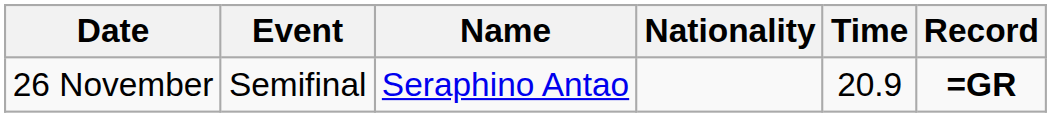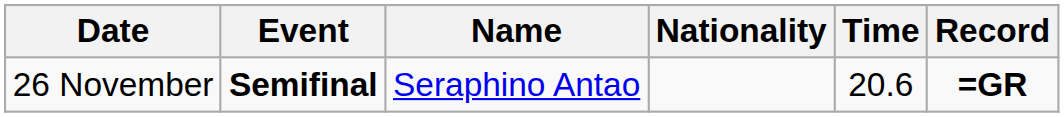(298, 84) normal -> (303, 84) bold
(870, 84) 20.9 -> (881, 84) 20.6
